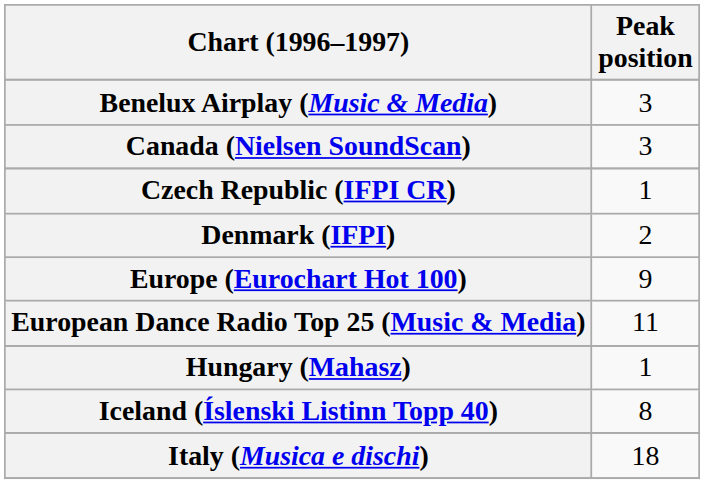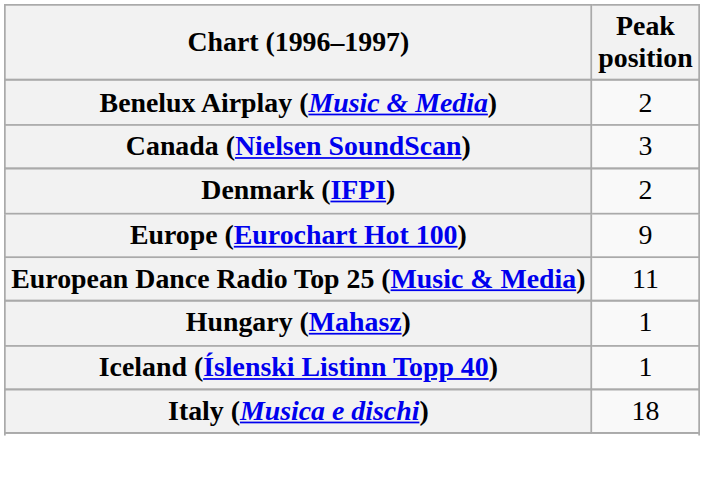(645, 102) 3 -> (645, 102) 2
- row: (298, 190)
(645, 411) 8 -> (645, 366) 1
